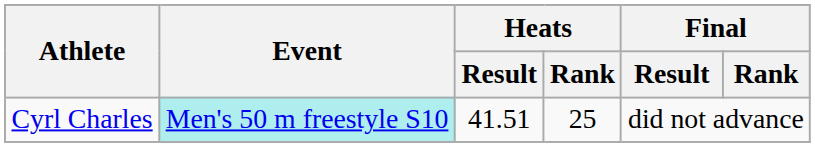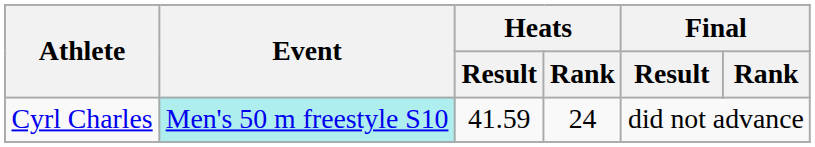(499, 119) 41.51 -> (499, 119) 41.59
(583, 119) 25 -> (583, 119) 24
